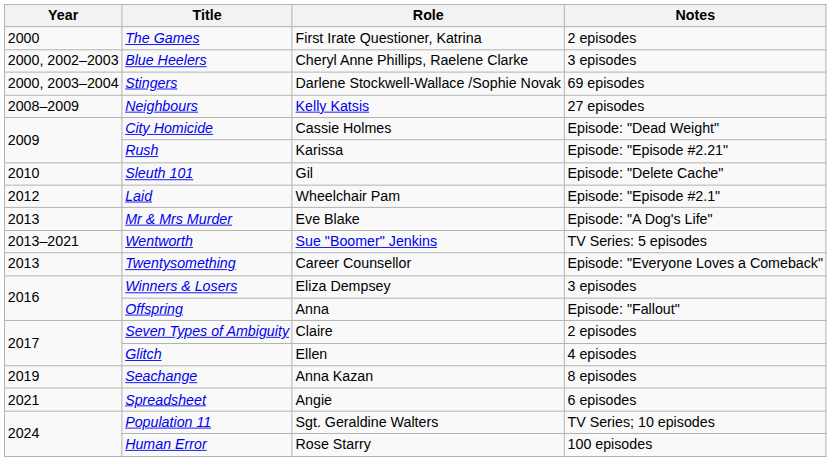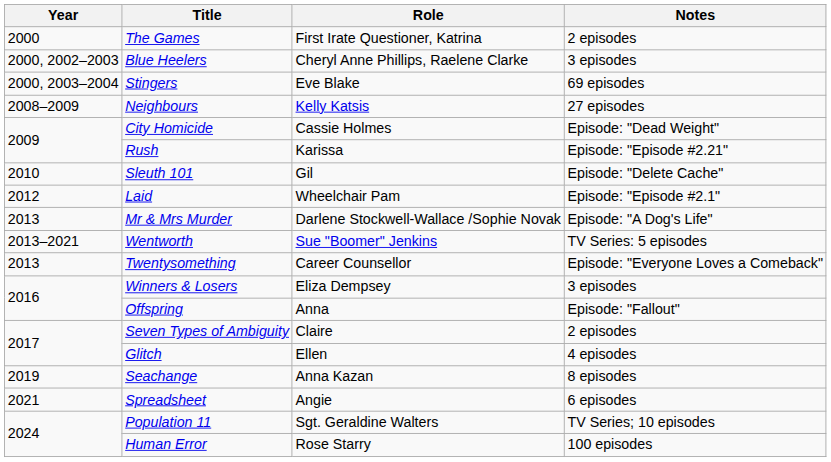(428, 83) Darlene Stockwell-Wallace /Sophie Novak -> (328, 83) Eve Blake
(328, 219) Eve Blake -> (428, 219) Darlene Stockwell-Wallace /Sophie Novak
